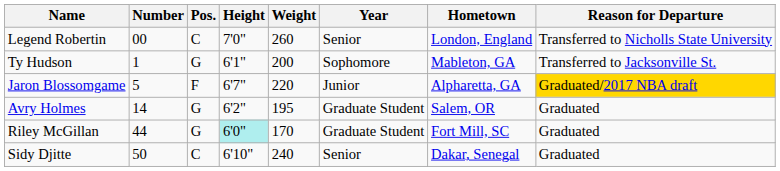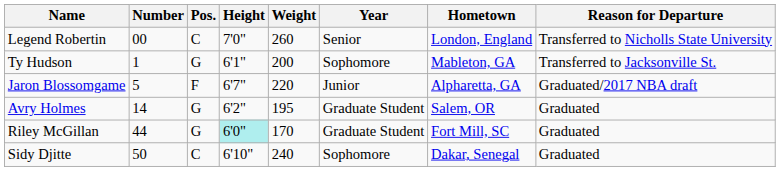(618, 85) gold background -> (618, 85) no background
(342, 154) Senior -> (356, 154) Sophomore
